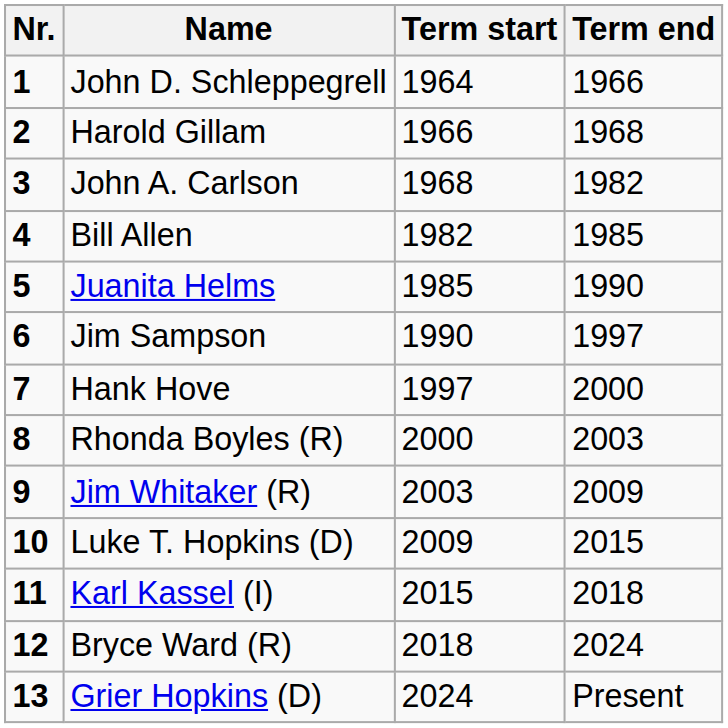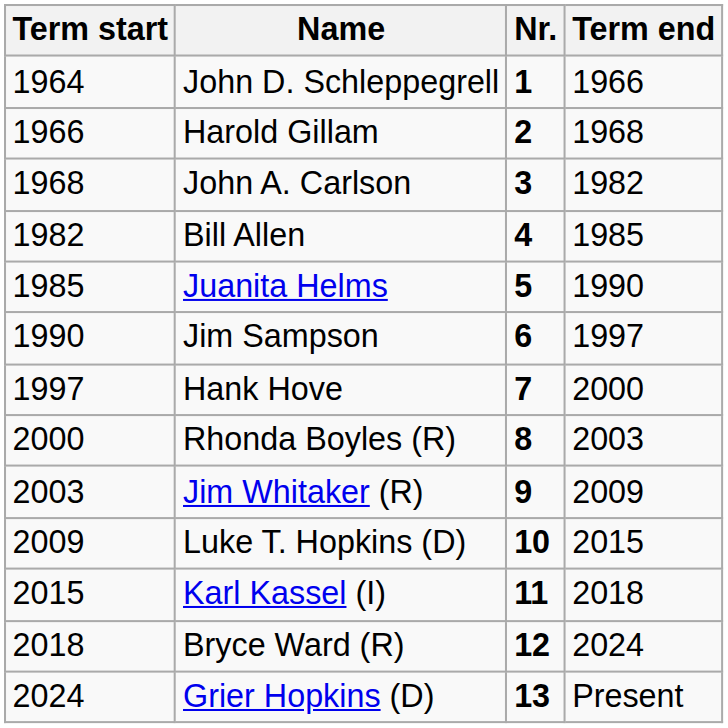columns swapped: (34, 30) <-> (479, 30)
